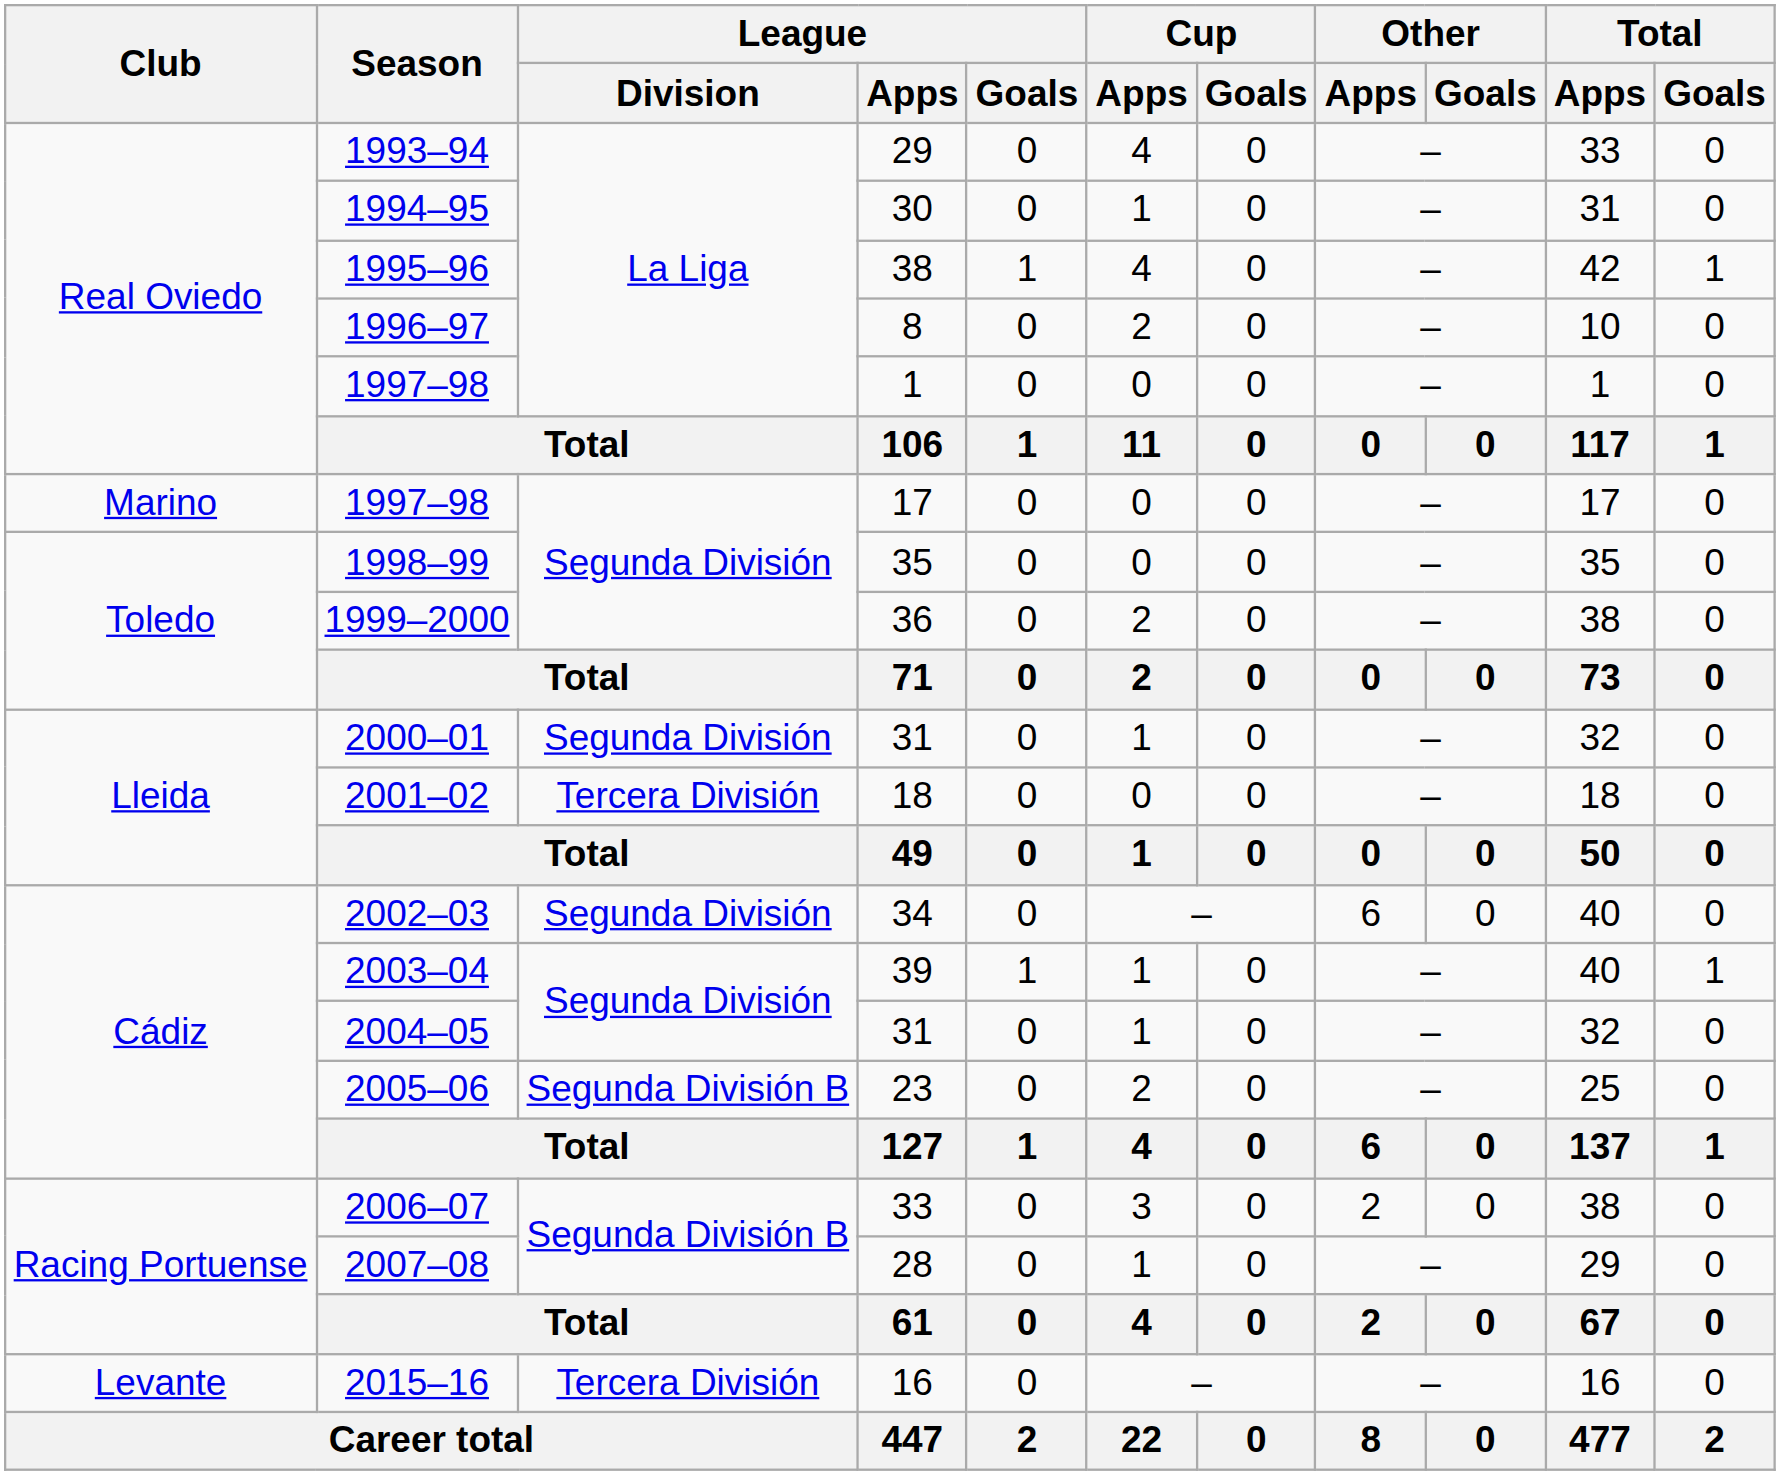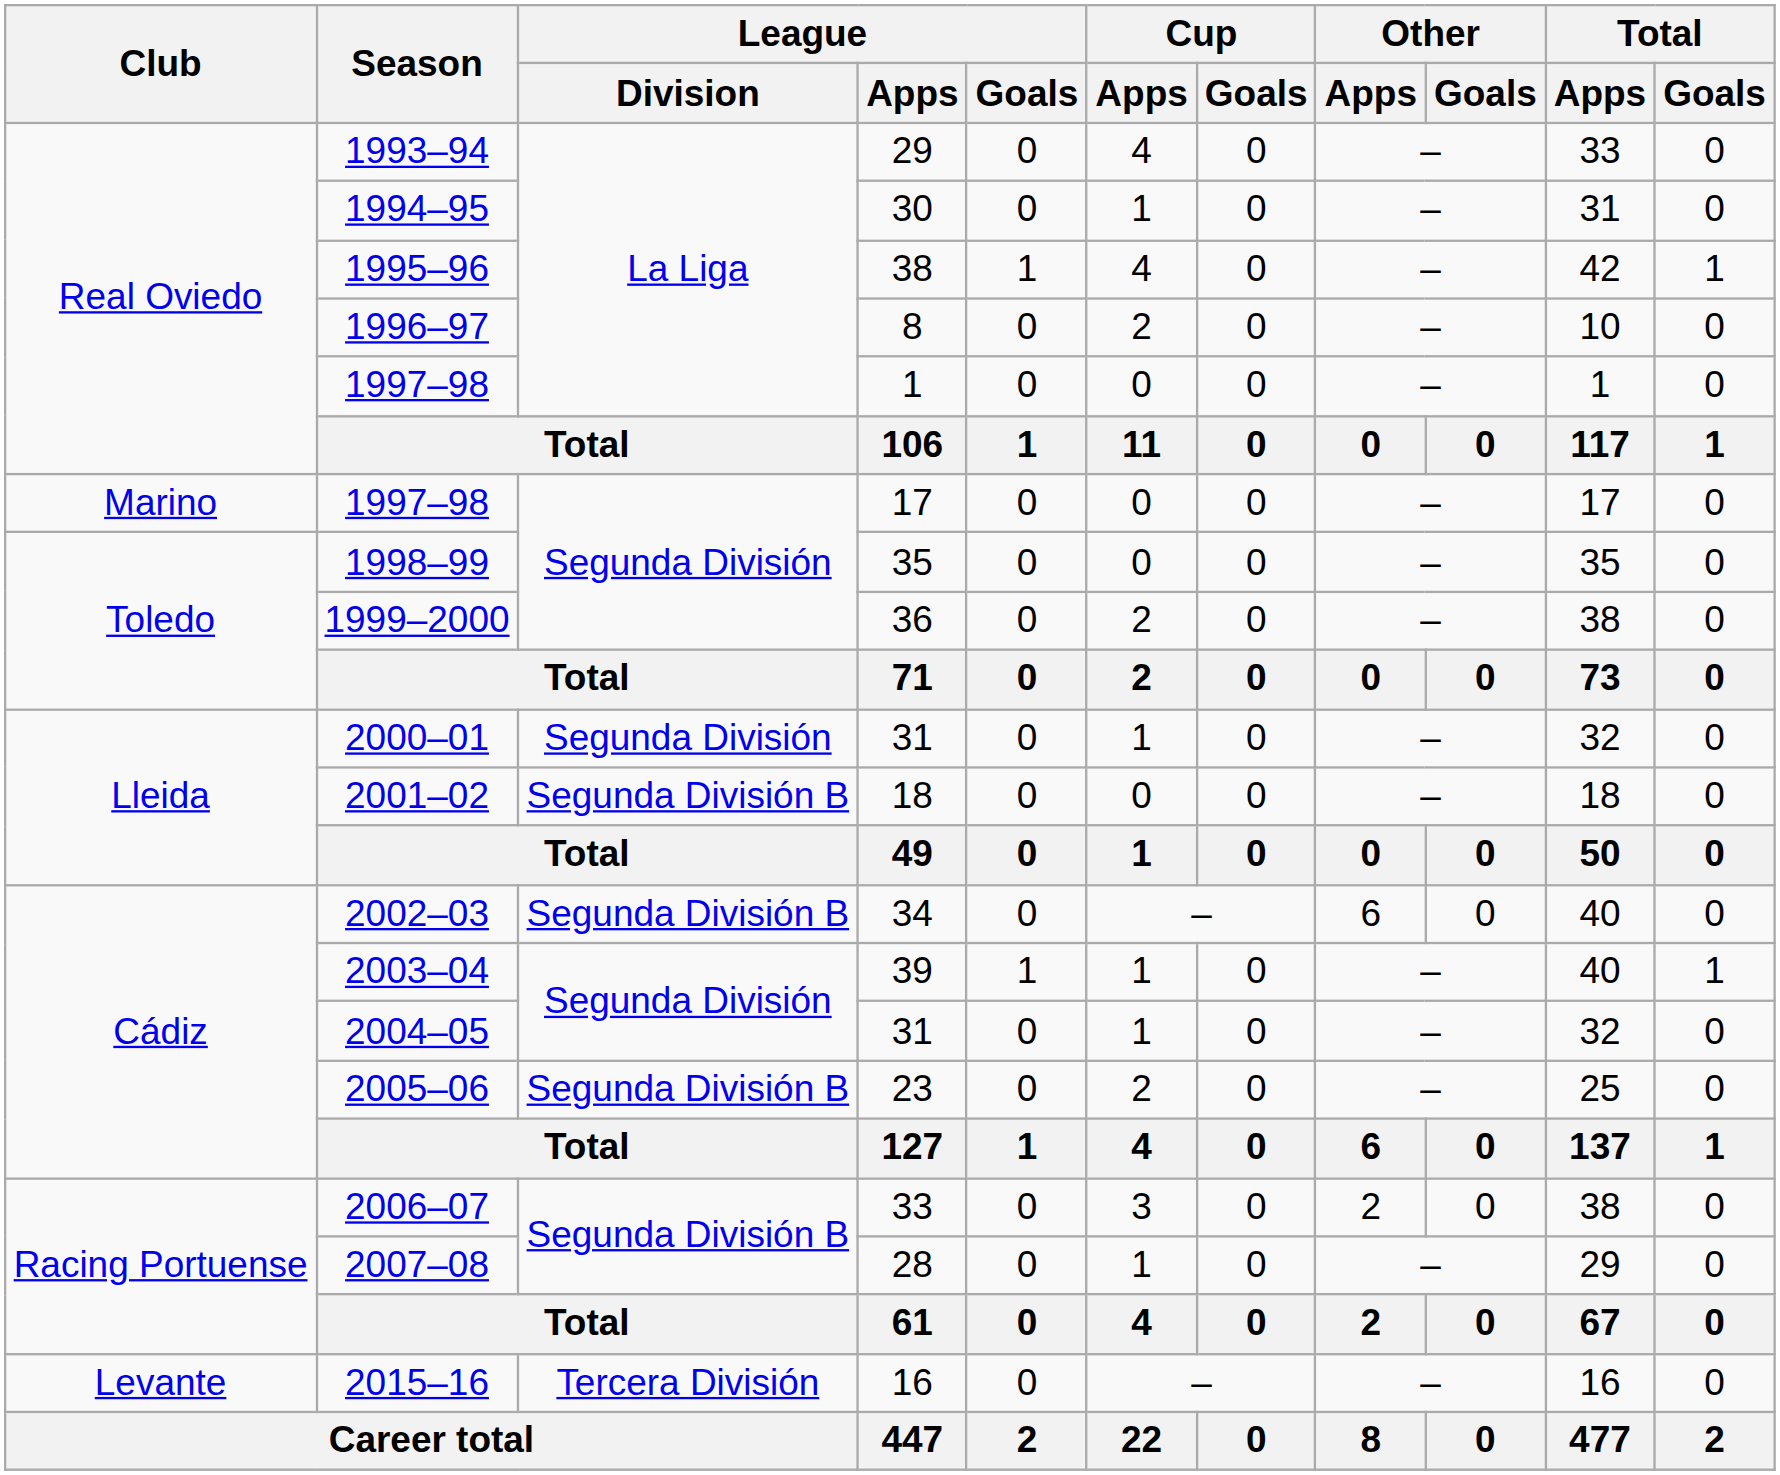(688, 795) Tercera División -> (688, 795) Segunda División B
(688, 913) Segunda División -> (688, 913) Segunda División B
